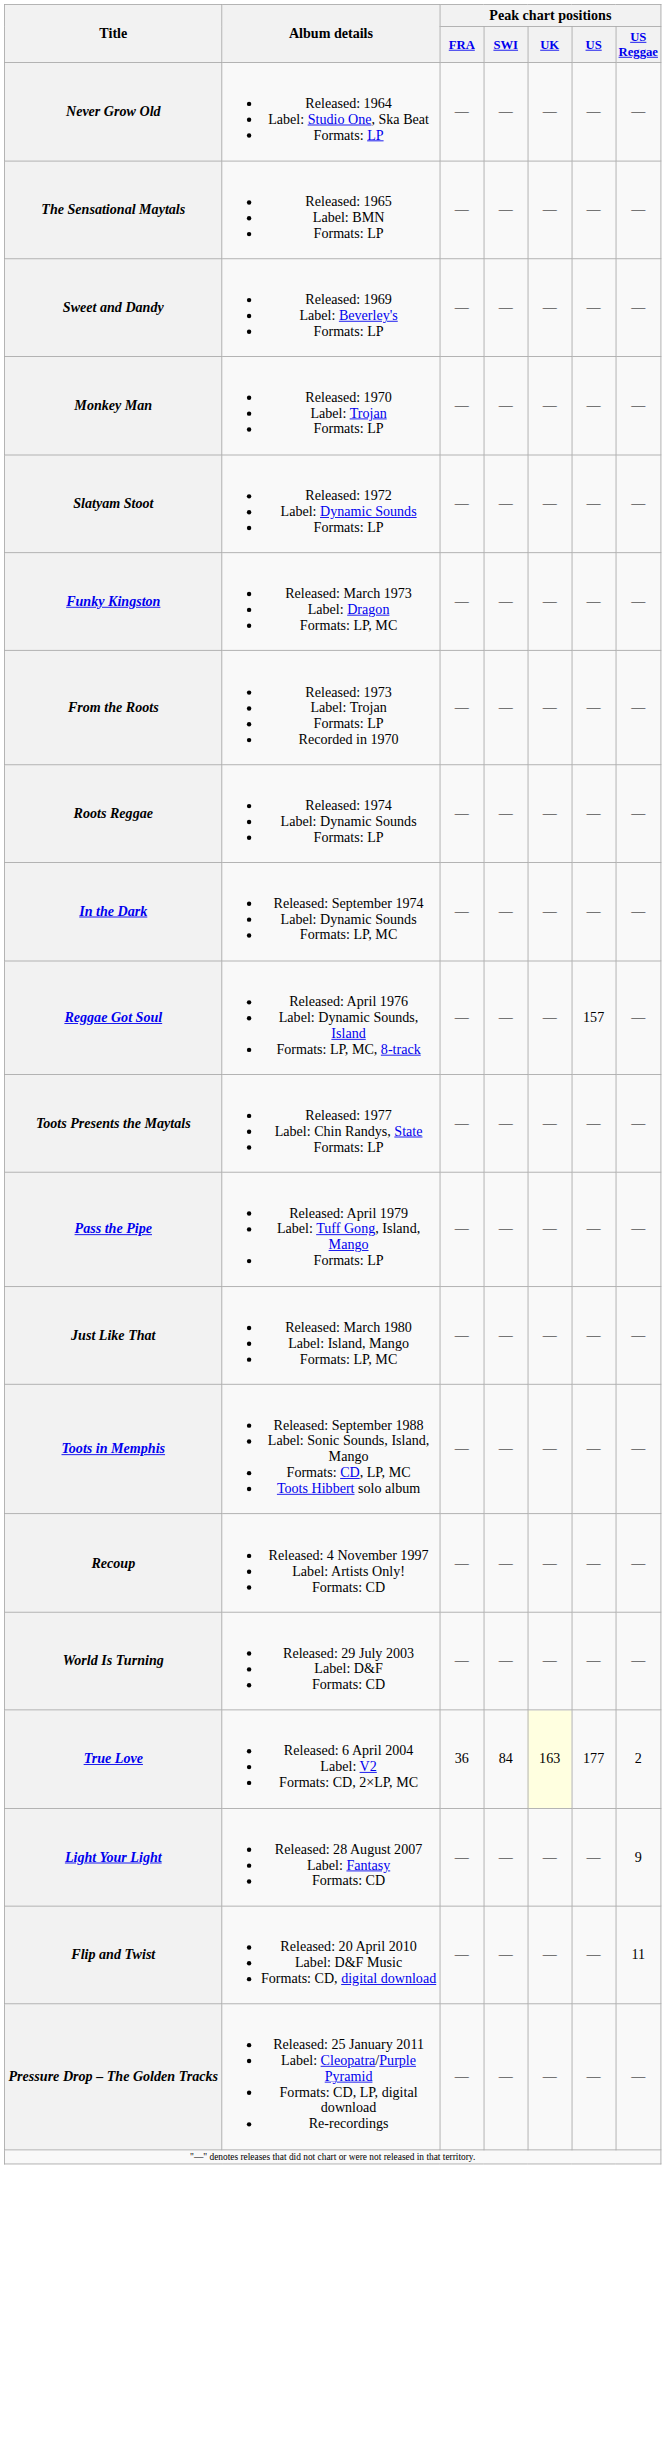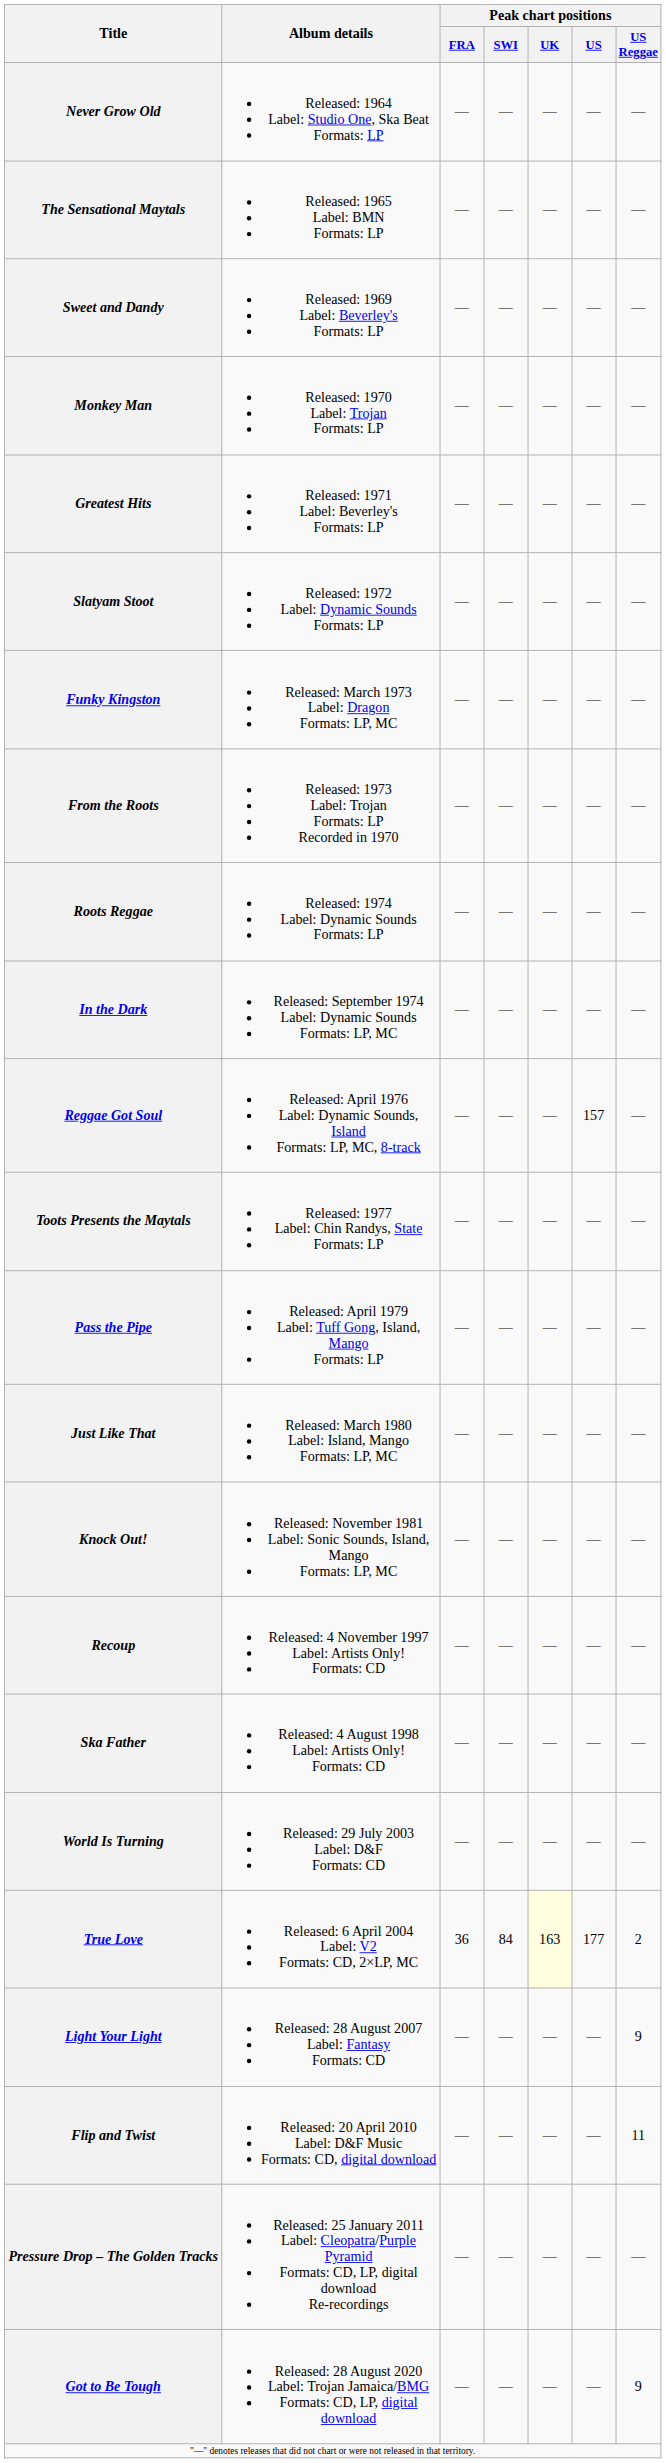+ row: (113, 503)
+ row: (113, 1539)
- row: (113, 1449)
+ row: (113, 1743)
+ row: (113, 2386)
